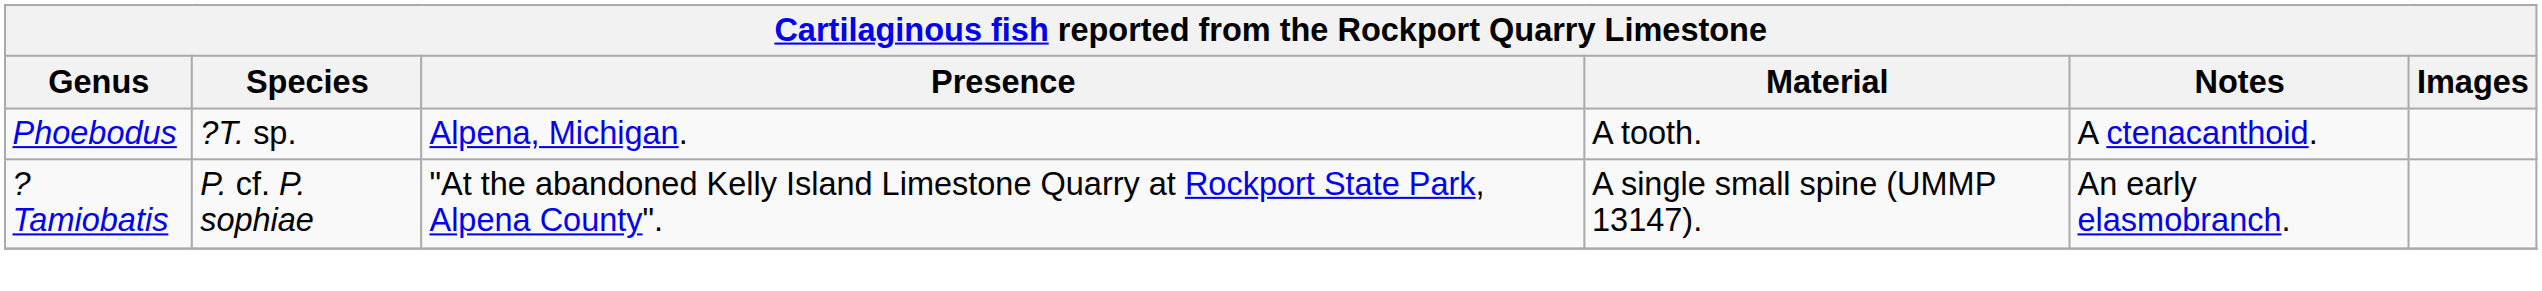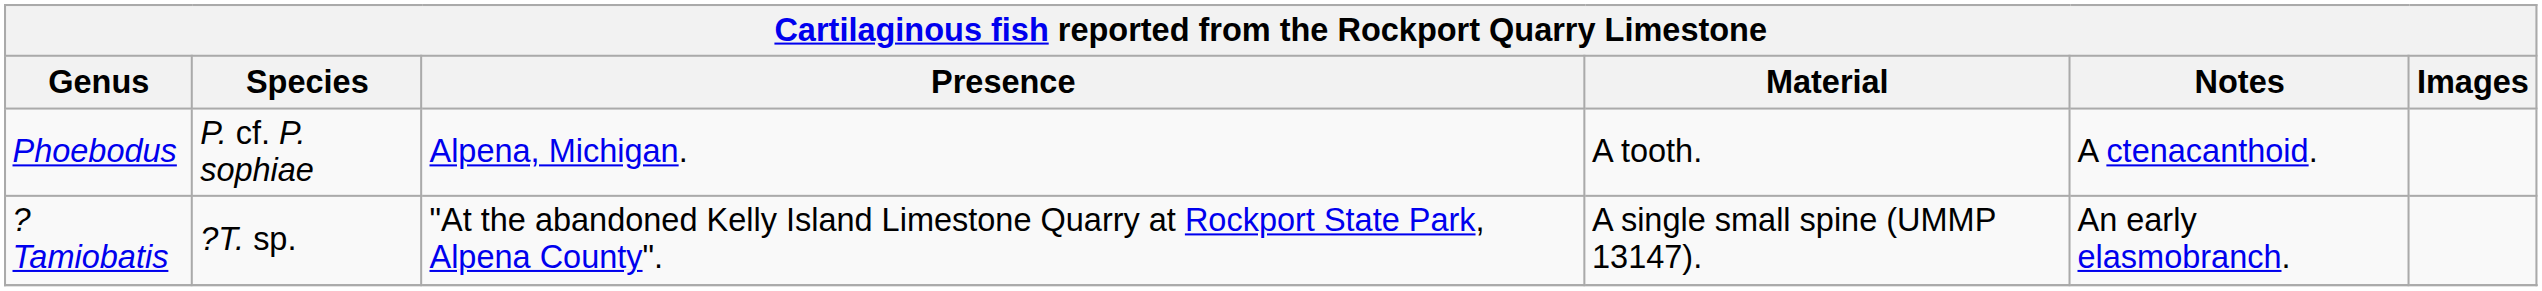(248, 133) ?T. sp. -> (257, 151) P. cf. P. sophiae
(257, 203) P. cf. P. sophiae -> (248, 239) ?T. sp.
